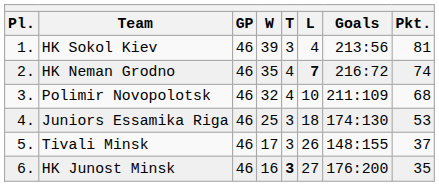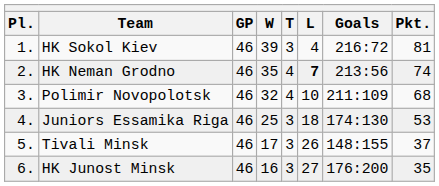(362, 48) 213:56 -> (362, 48) 216:72
(362, 72) 216:72 -> (362, 72) 213:56
(290, 169) bold -> (290, 169) normal
